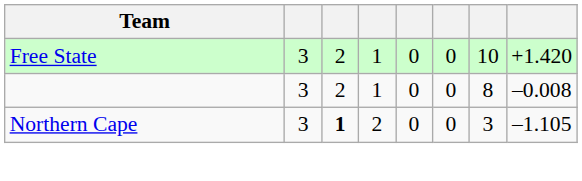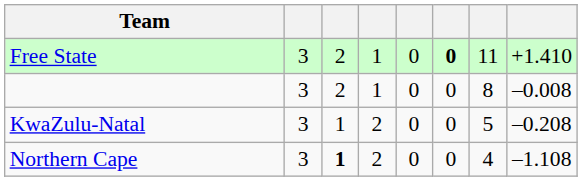(451, 55) normal -> (451, 55) bold
(488, 55) 10 -> (488, 55) 11
(542, 55) +1.420 -> (542, 55) +1.410
+ row: (77, 124)
(488, 124) 3 -> (488, 158) 4
(542, 124) –1.105 -> (542, 158) –1.108
